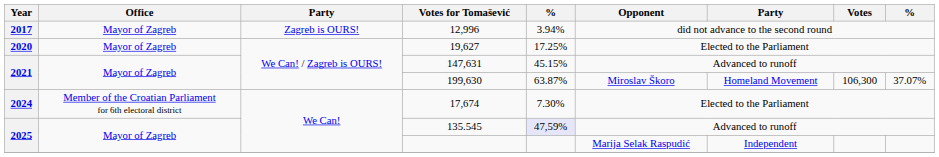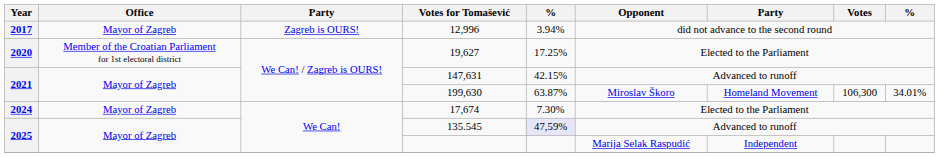(139, 47) Mayor of Zagreb -> (139, 53) Member of the Croatian Parliament for 1st electoral district
(551, 64) 45.15% -> (551, 76) 42.15%
(910, 81) 37.07% -> (910, 93) 34.01%
(139, 104) Member of the Croatian Parliament for 6th electoral district -> (139, 110) Mayor of Zagreb
